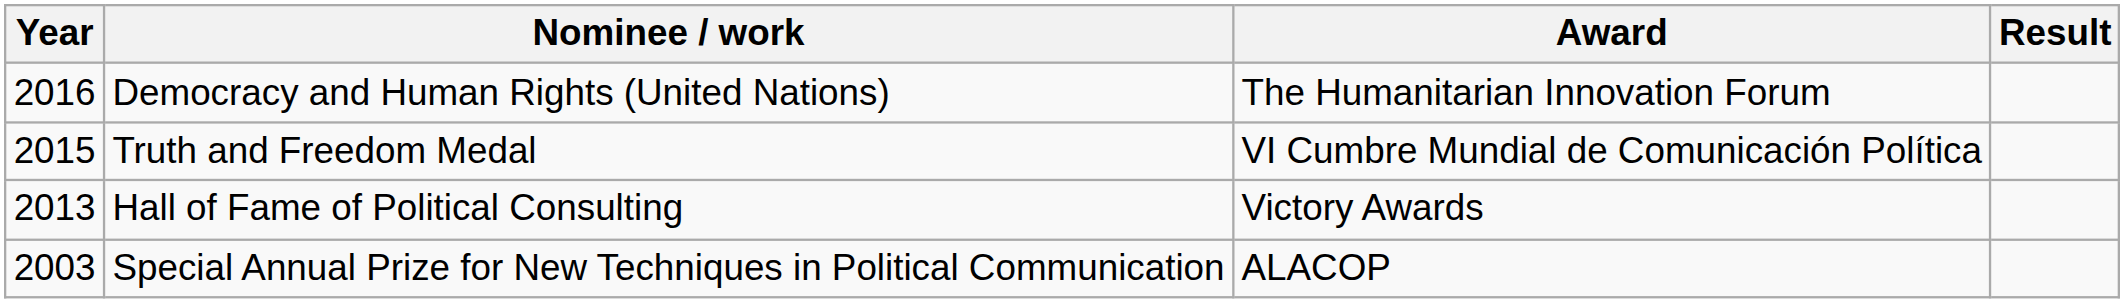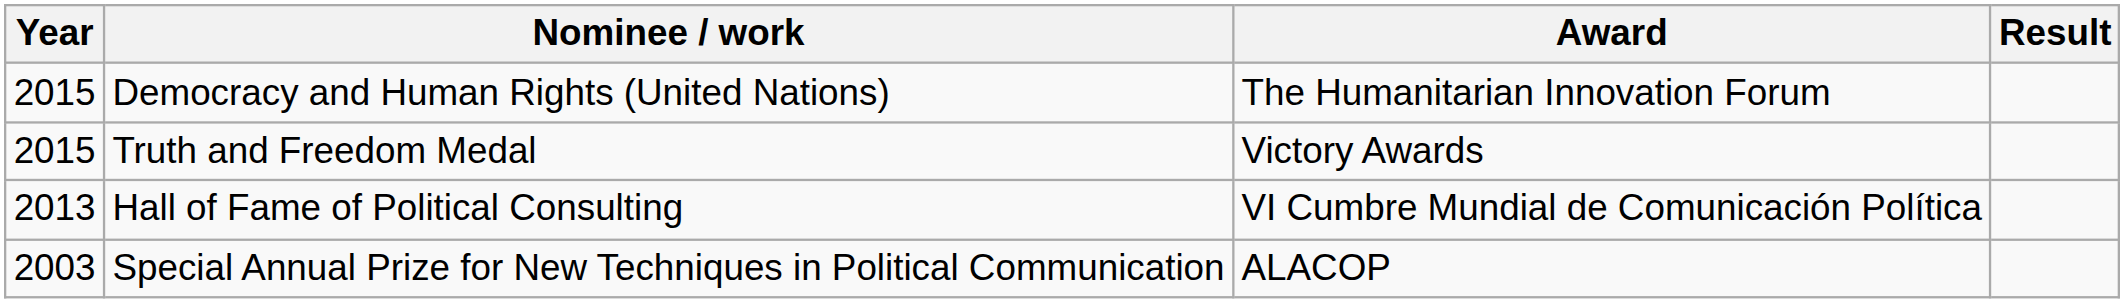(55, 92) 2016 -> (55, 92) 2015
(1612, 150) VI Cumbre Mundial de Comunicación Política -> (1363, 150) Victory Awards
(1363, 208) Victory Awards -> (1612, 208) VI Cumbre Mundial de Comunicación Política
